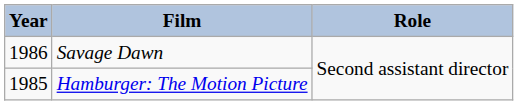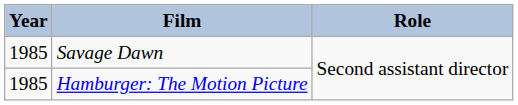(28, 52) 1986 -> (28, 52) 1985
